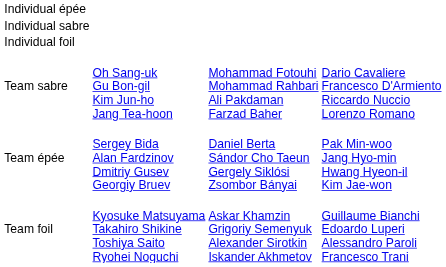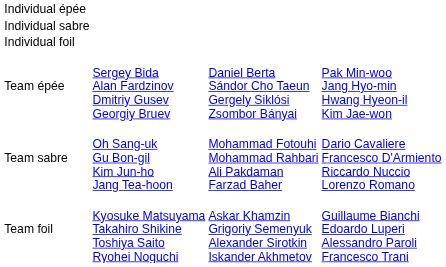rows swapped: (34, 158) <-> (36, 86)
